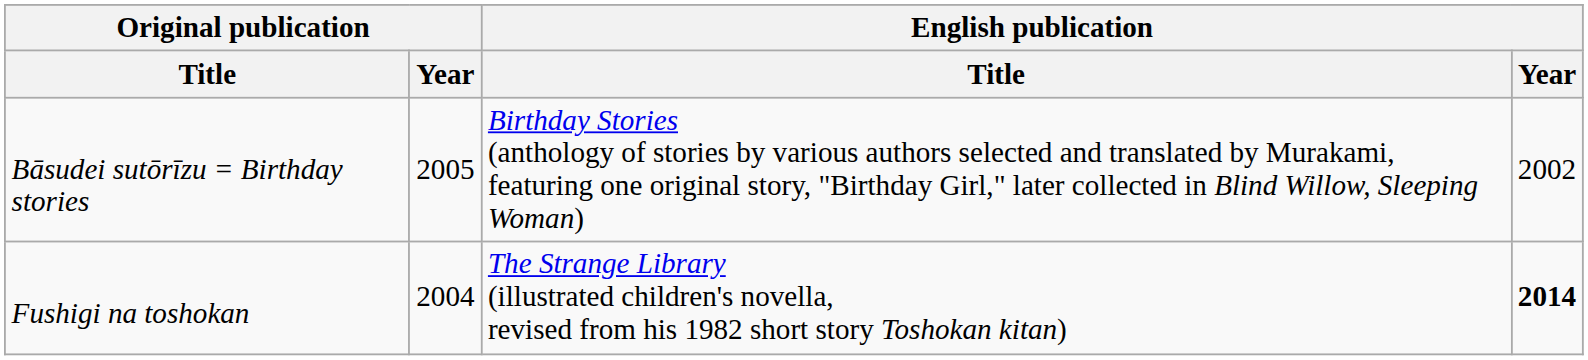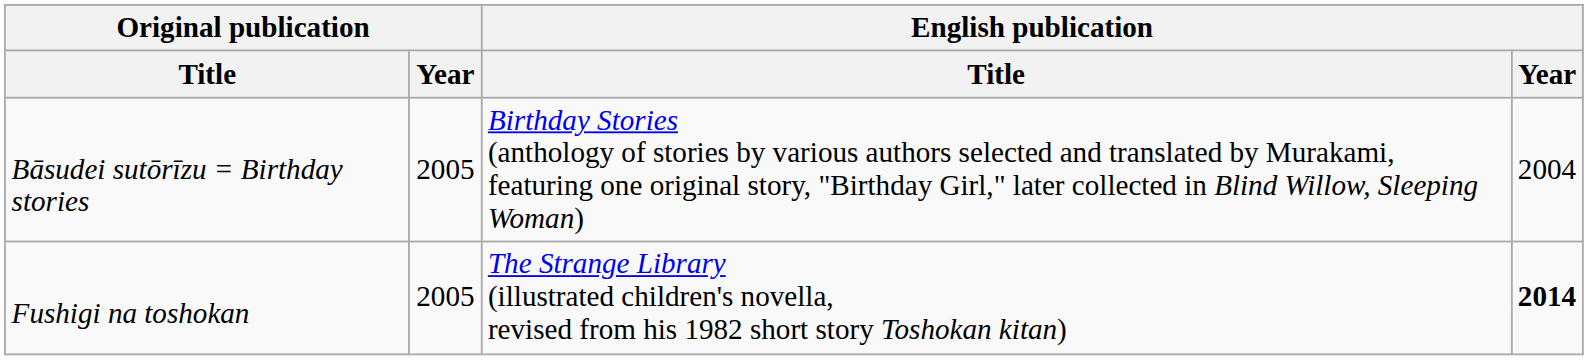(1547, 169) 2002 -> (1547, 169) 2004
(445, 297) 2004 -> (445, 297) 2005
